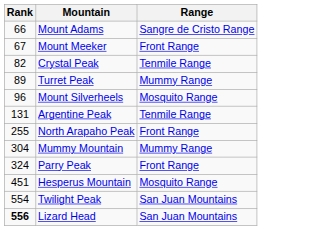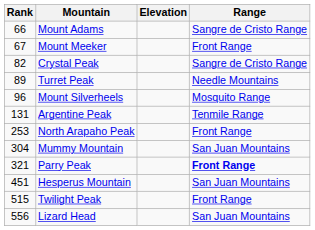+ column: (163, 13)
(175, 64) Tenmile Range -> (250, 64) Sangre de Cristo Range
(176, 81) Mummy Range -> (235, 81) Needle Mountains
(20, 132) 255 -> (20, 132) 253
(176, 149) Mummy Range -> (241, 149) San Juan Mountains
(20, 166) 324 -> (20, 166) 321
(169, 166) normal -> (224, 166) bold
(178, 183) Mosquito Range -> (241, 183) San Juan Mountains
(20, 200) 554 -> (20, 200) 515
(188, 200) San Juan Mountains -> (222, 200) Front Range
(20, 217) bold -> (20, 217) normal
